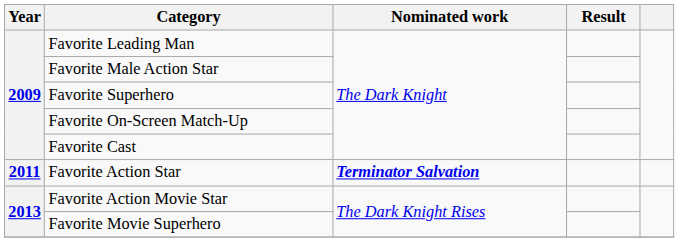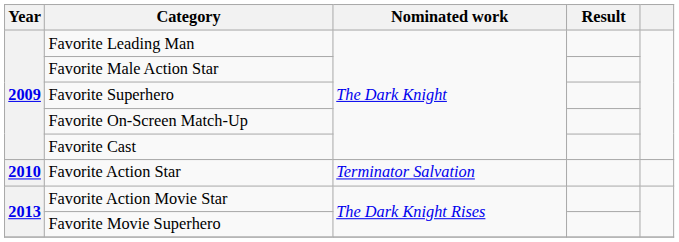(25, 172) 2011 -> (25, 172) 2010
(408, 172) bold -> (406, 172) normal
